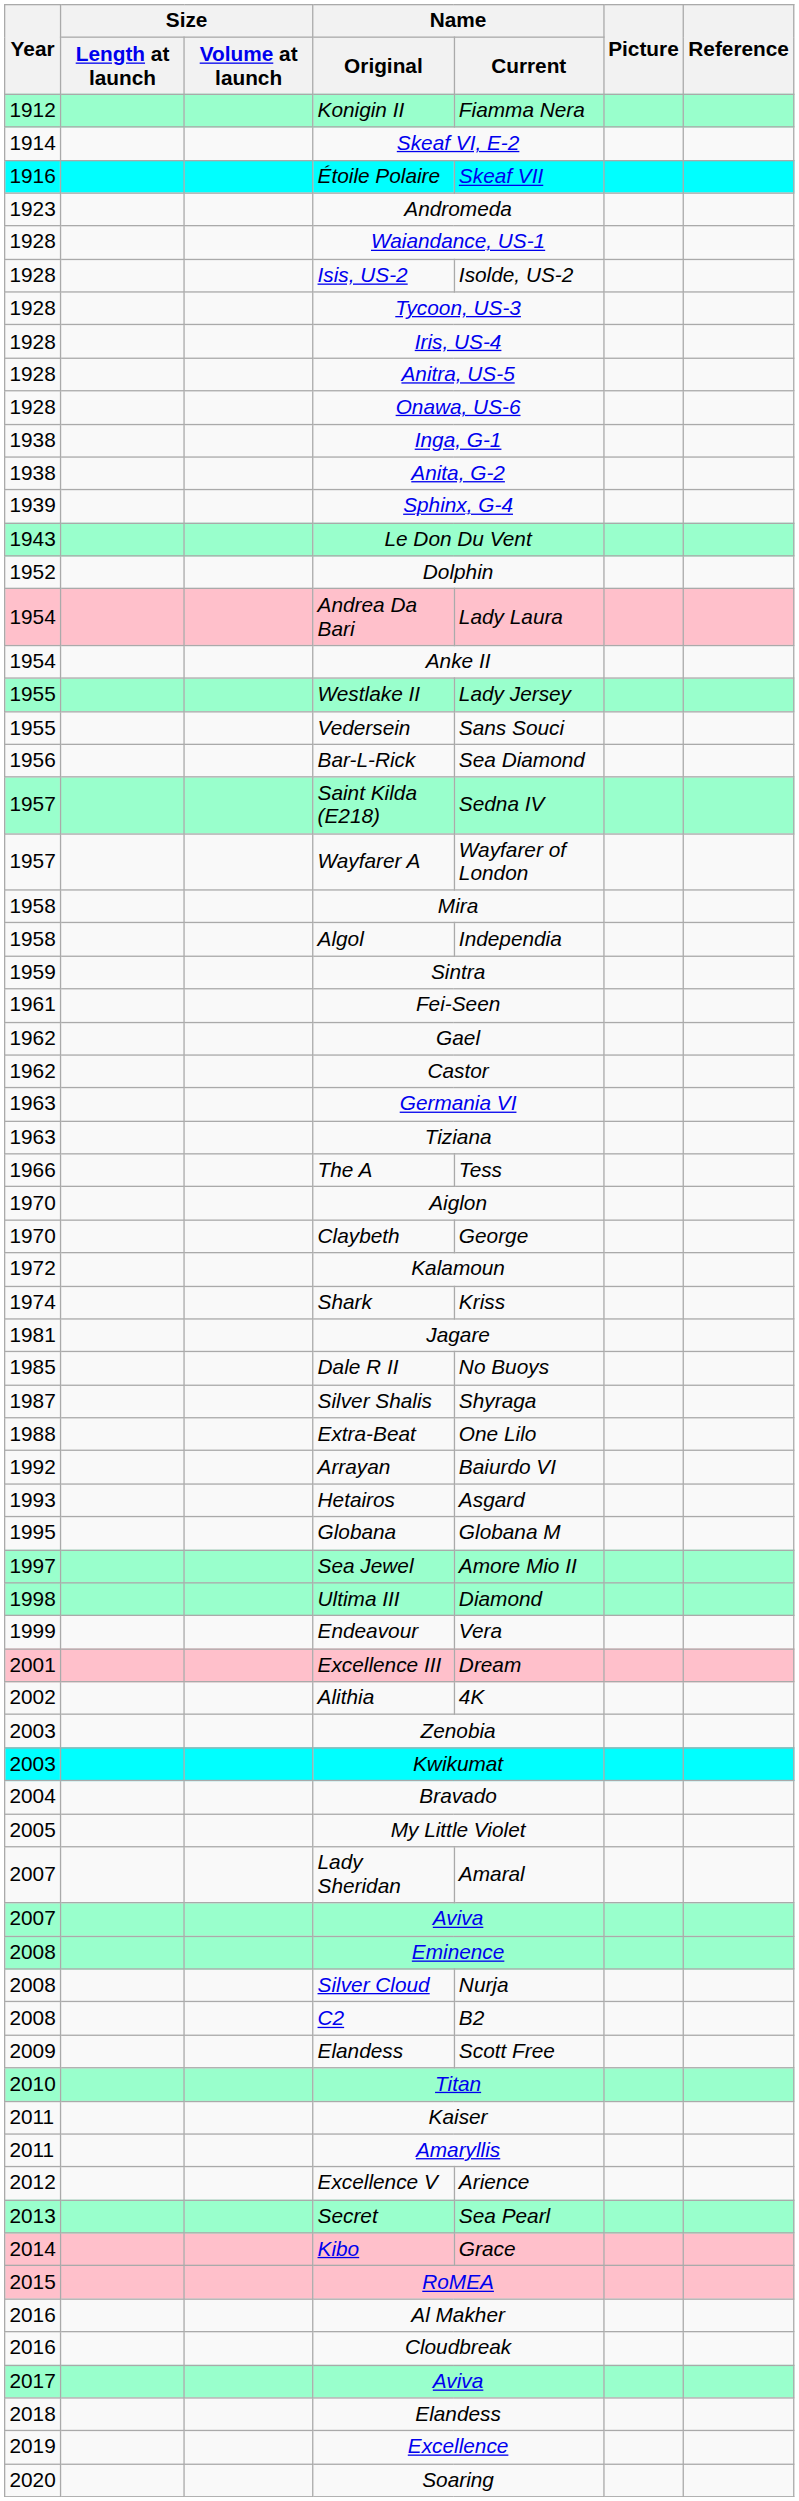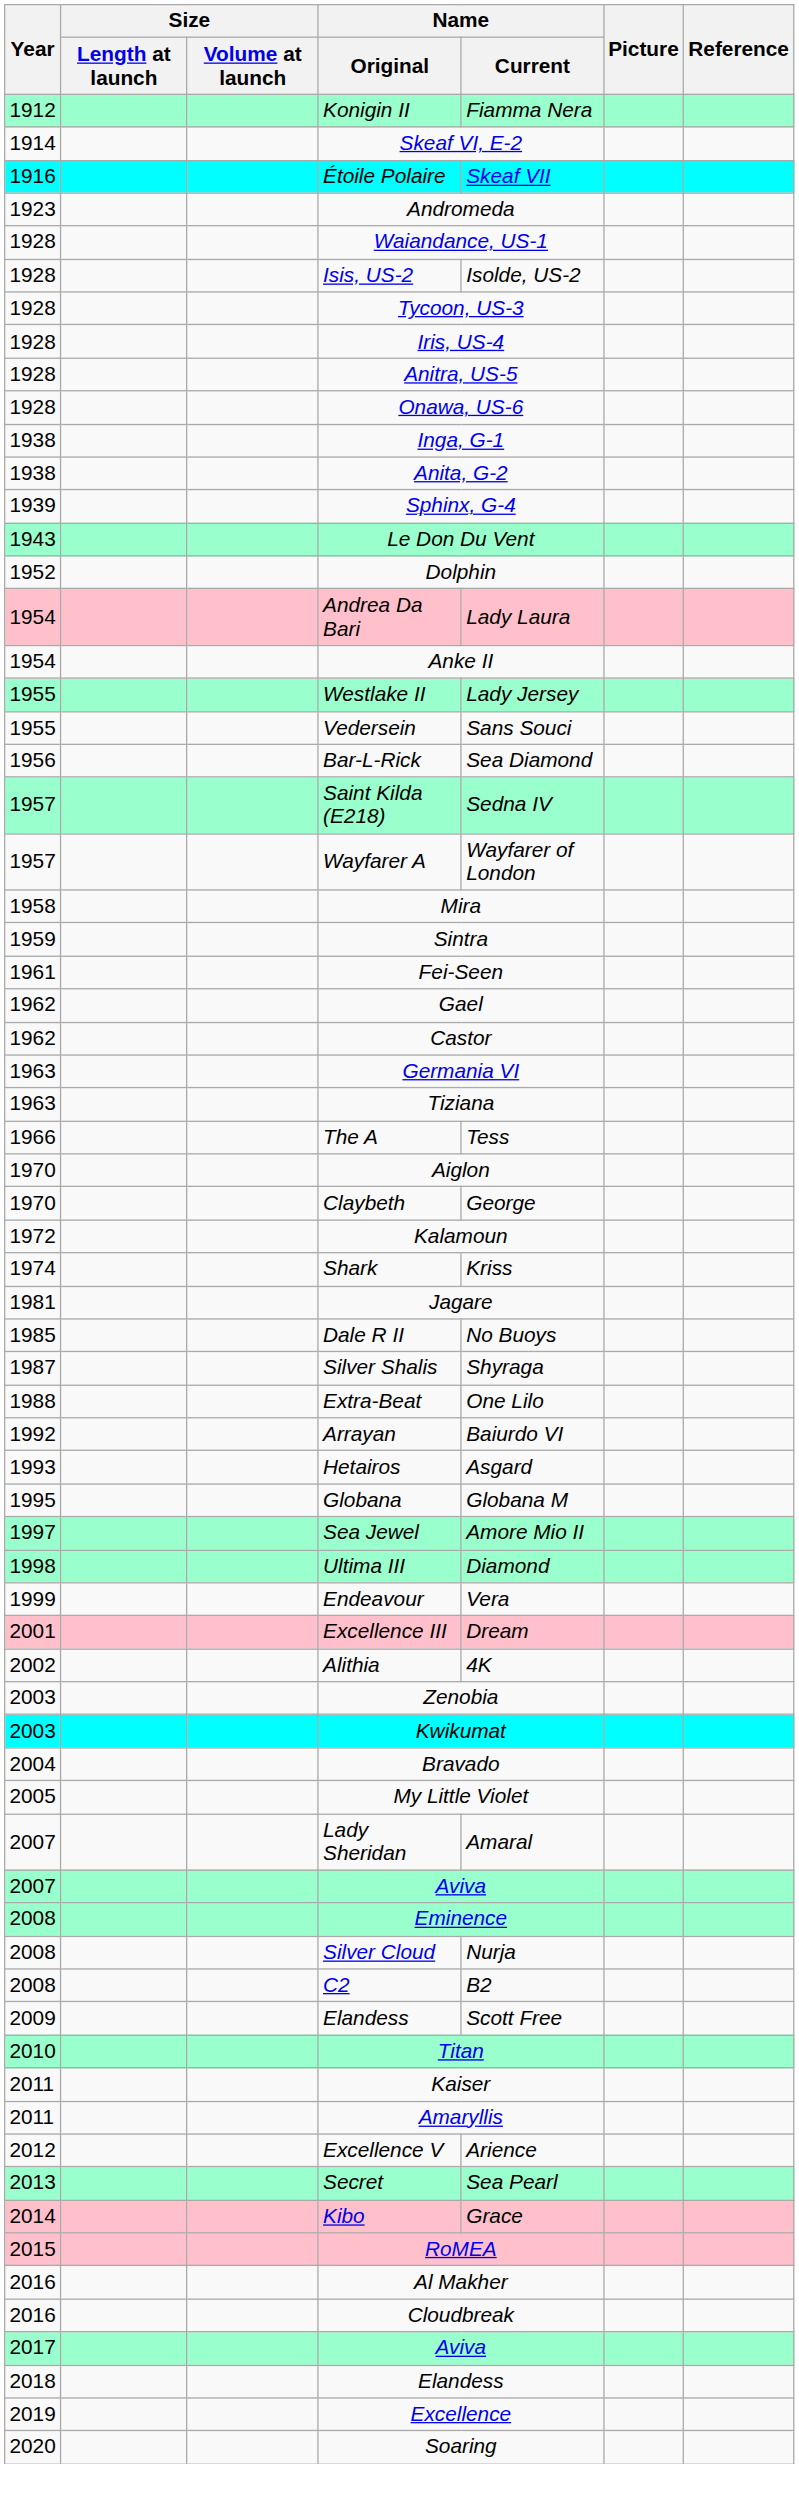- row: (33, 939)
